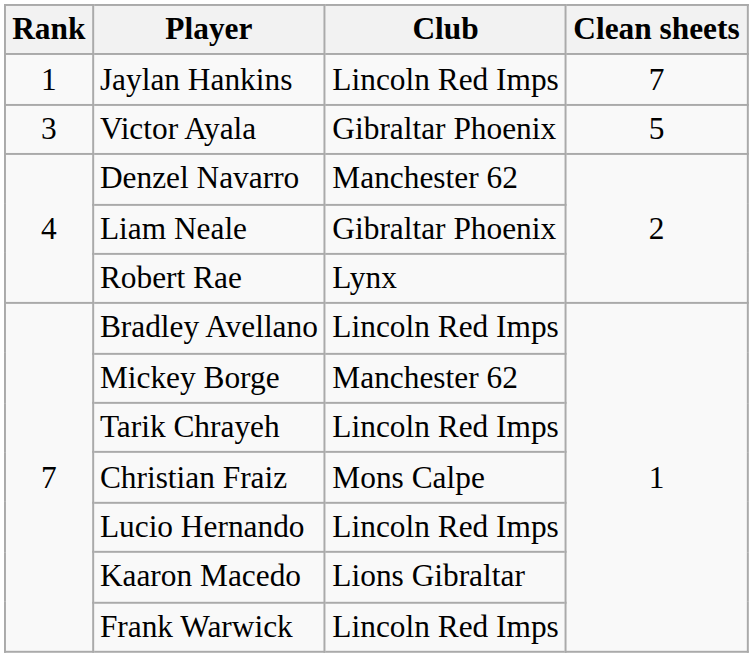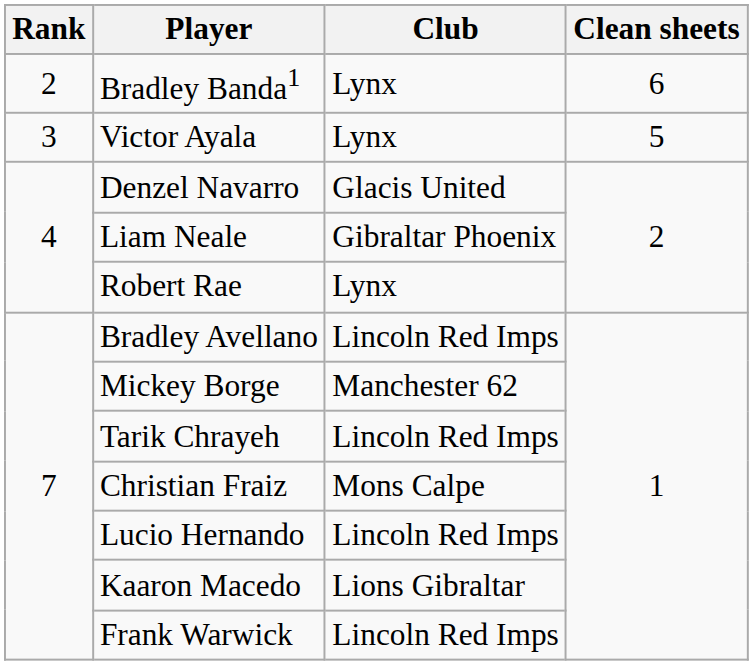- row: (196, 79)
+ row: (200, 83)
(444, 128) Gibraltar Phoenix -> (365, 137) Lynx
(425, 178) Manchester 62 -> (419, 187) Glacis United
